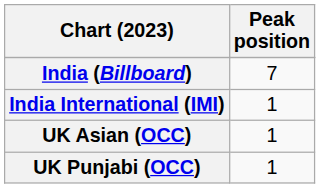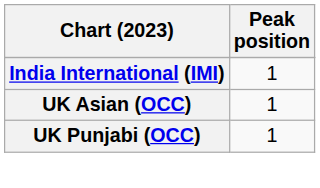- row: (117, 73)
